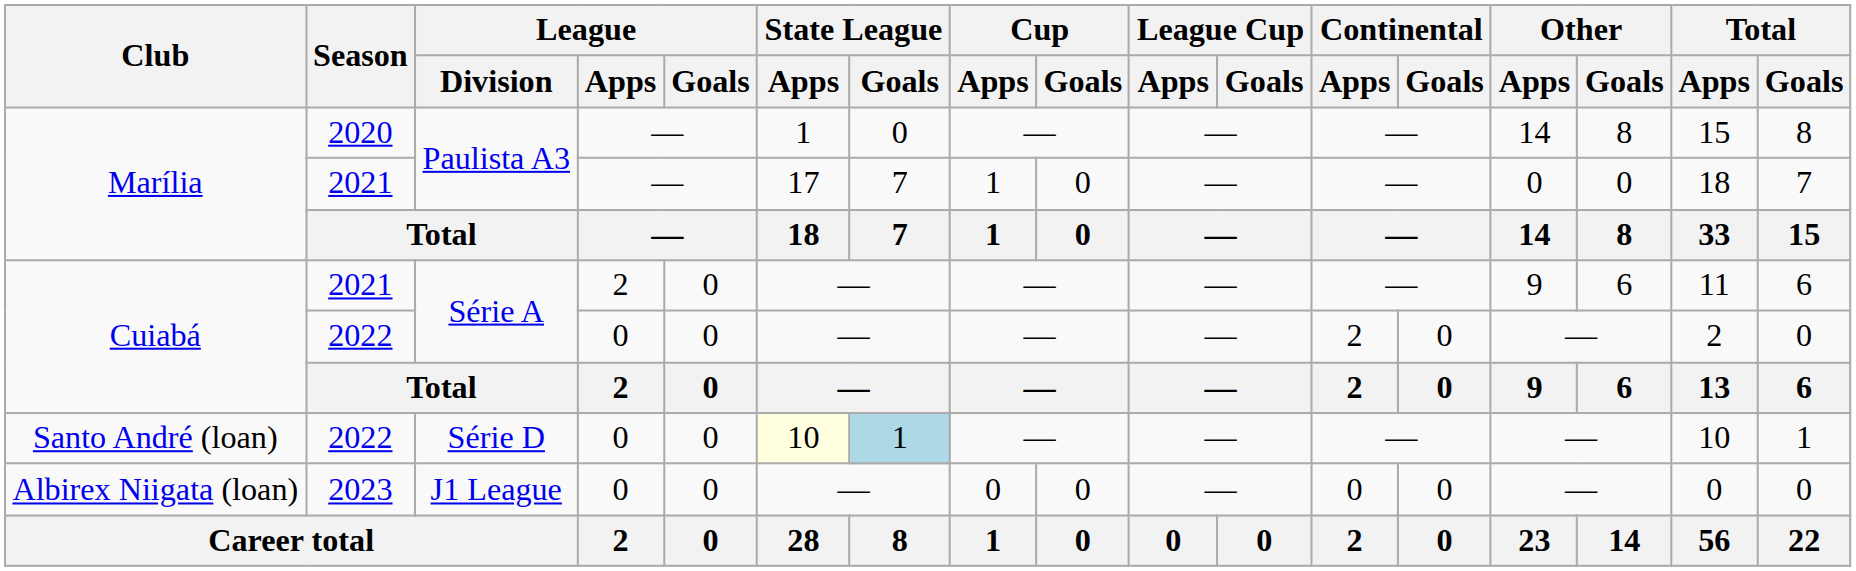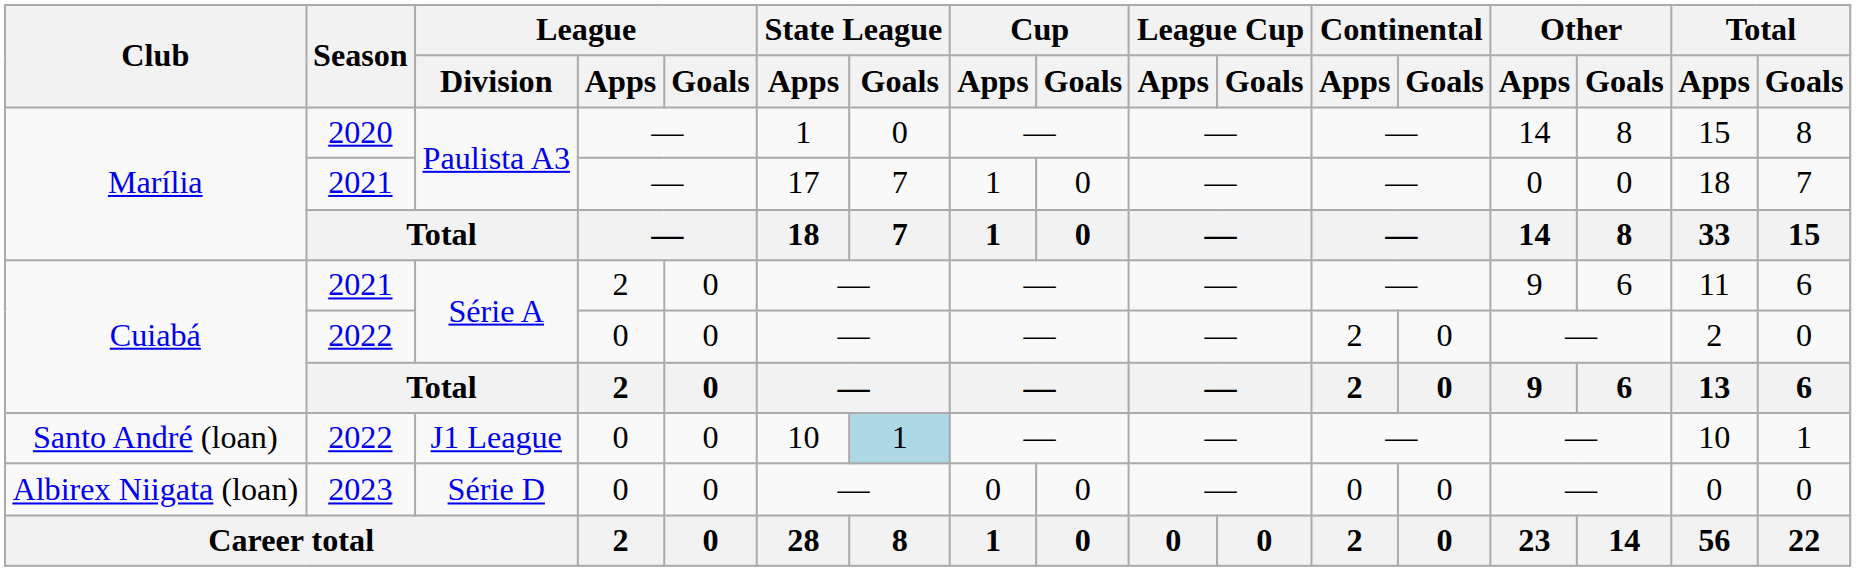(496, 438) Série D -> (496, 438) J1 League
(803, 438) lightyellow background -> (803, 438) no background
(496, 489) J1 League -> (496, 489) Série D
